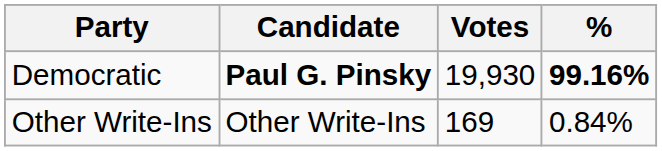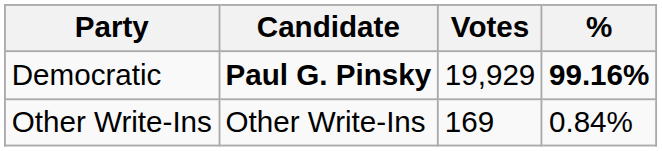(490, 74) 19,930 -> (490, 74) 19,929
